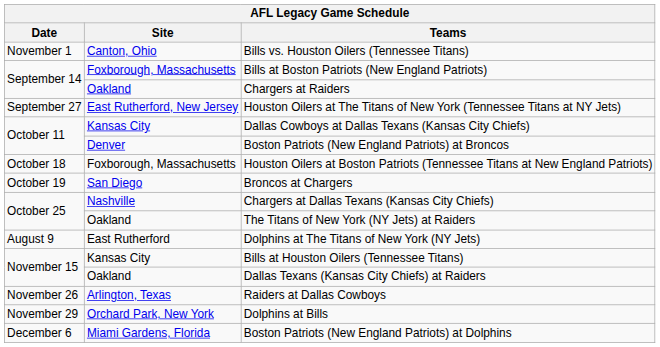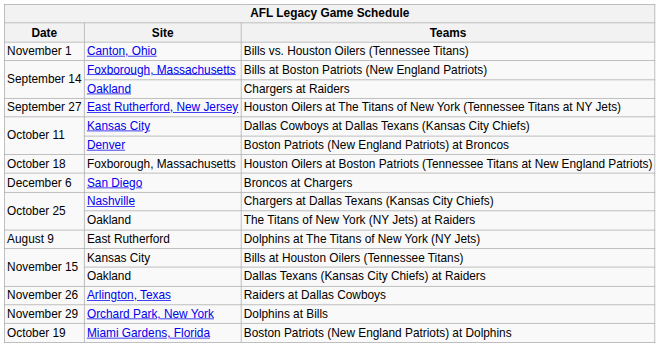(36, 182) October 19 -> (39, 182) December 6
(39, 333) December 6 -> (36, 333) October 19
